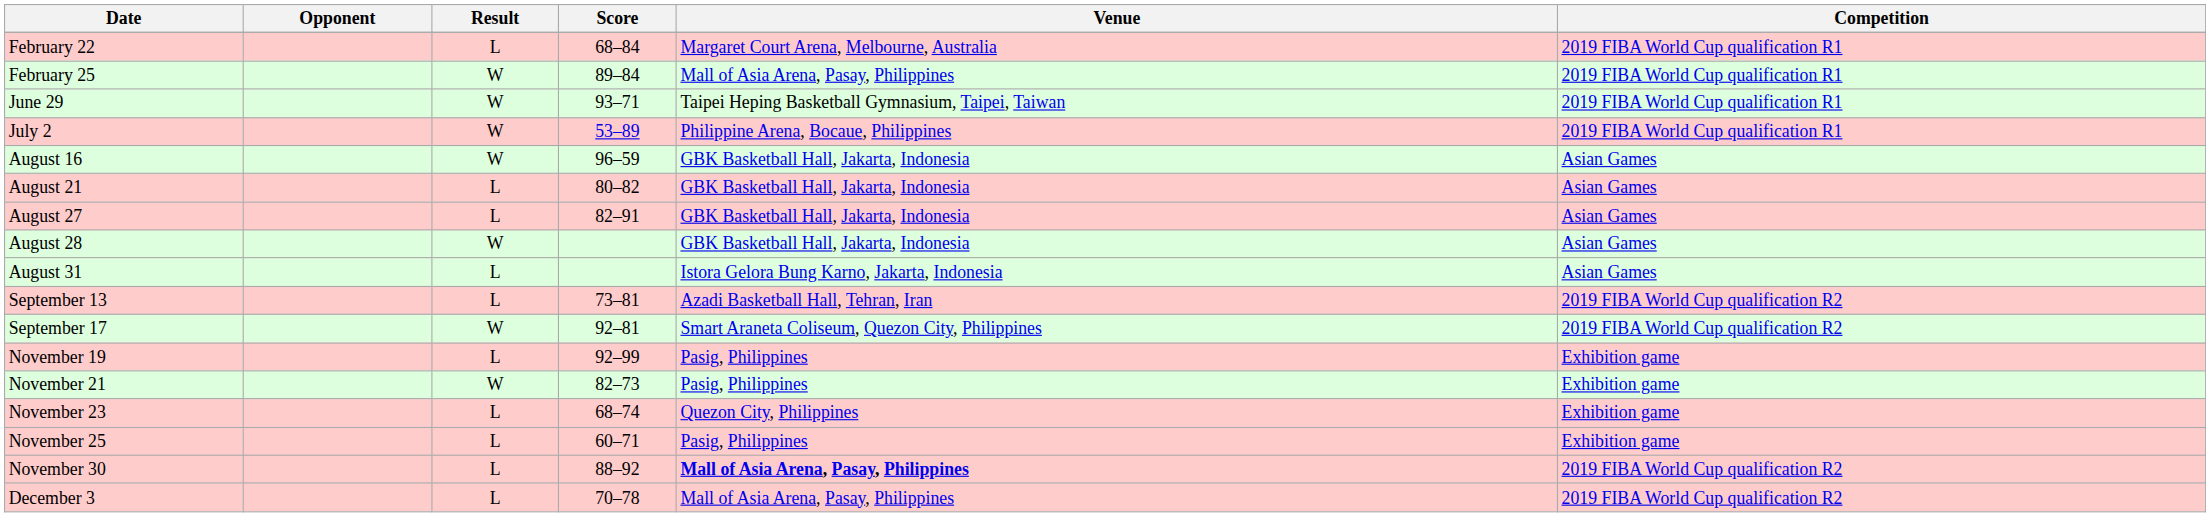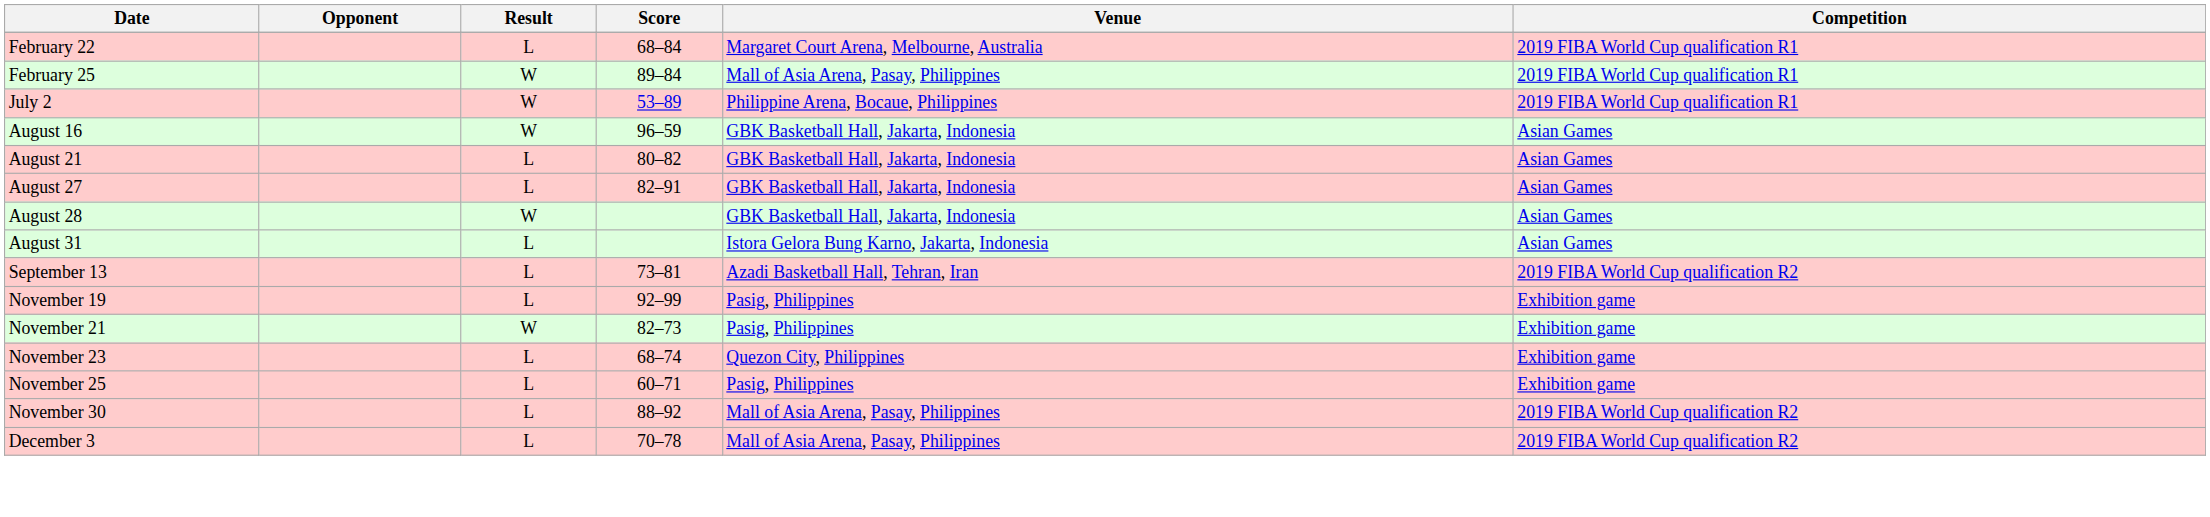- row: (36, 103)
- row: (58, 328)
(825, 469) bold -> (863, 412) normal
